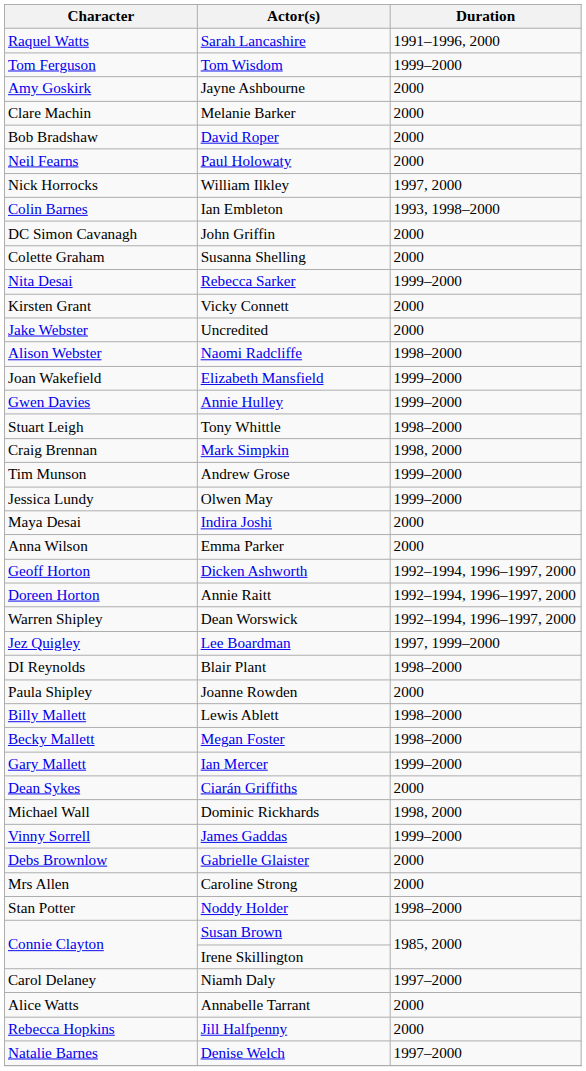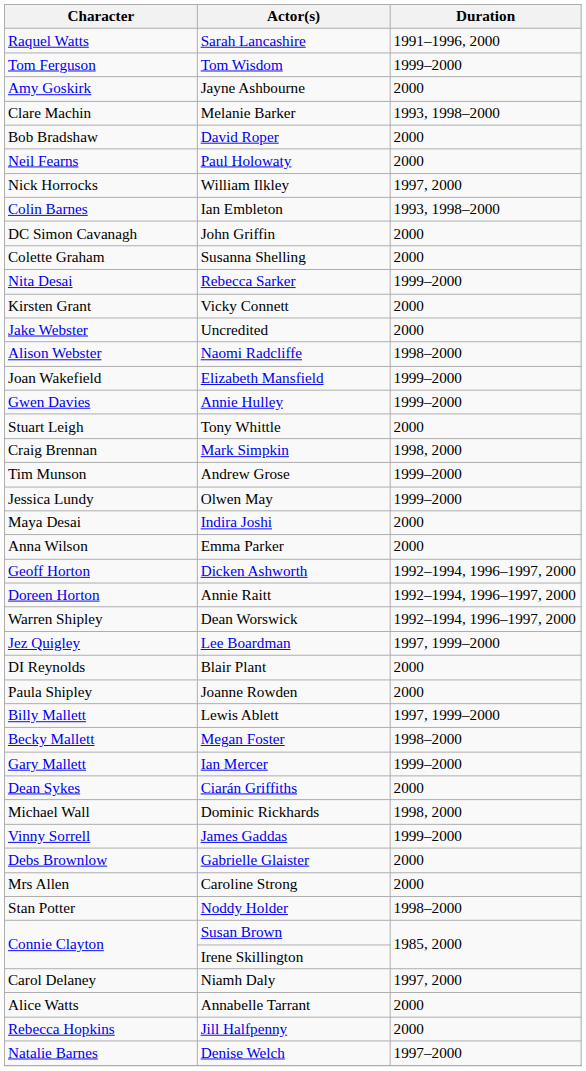(409, 112) 2000 -> (447, 112) 1993, 1998–2000
(428, 426) 1998–2000 -> (409, 426) 2000
(428, 667) 1998–2000 -> (409, 667) 2000
(428, 715) 1998–2000 -> (447, 715) 1997, 1999–2000
(428, 980) 1997–2000 -> (428, 980) 1997, 2000
